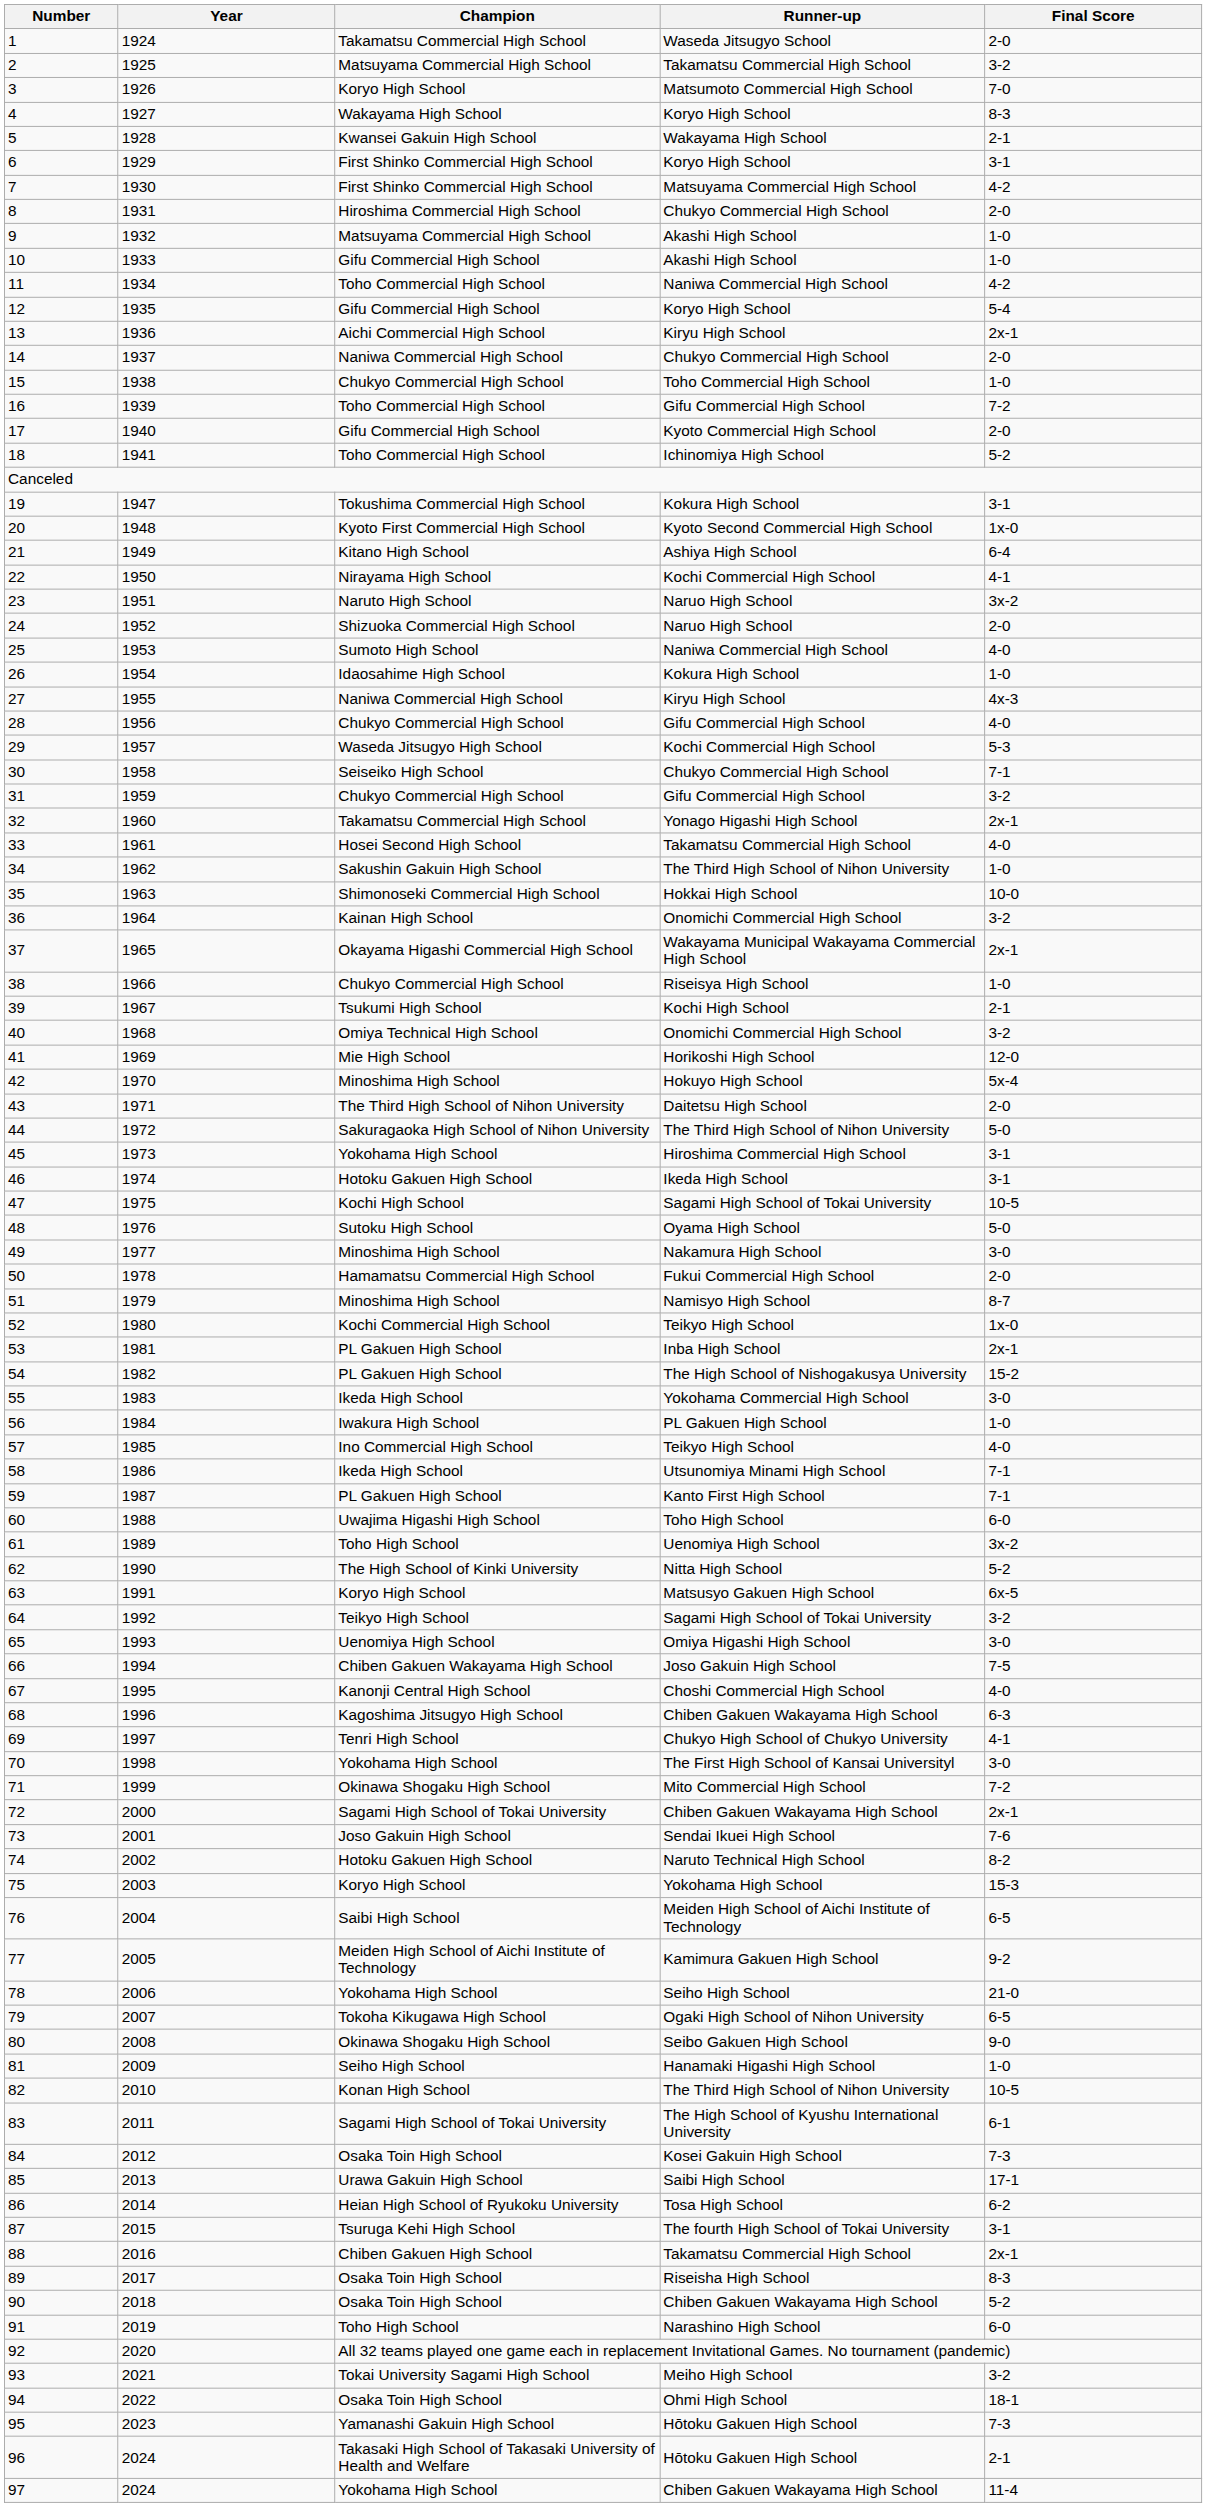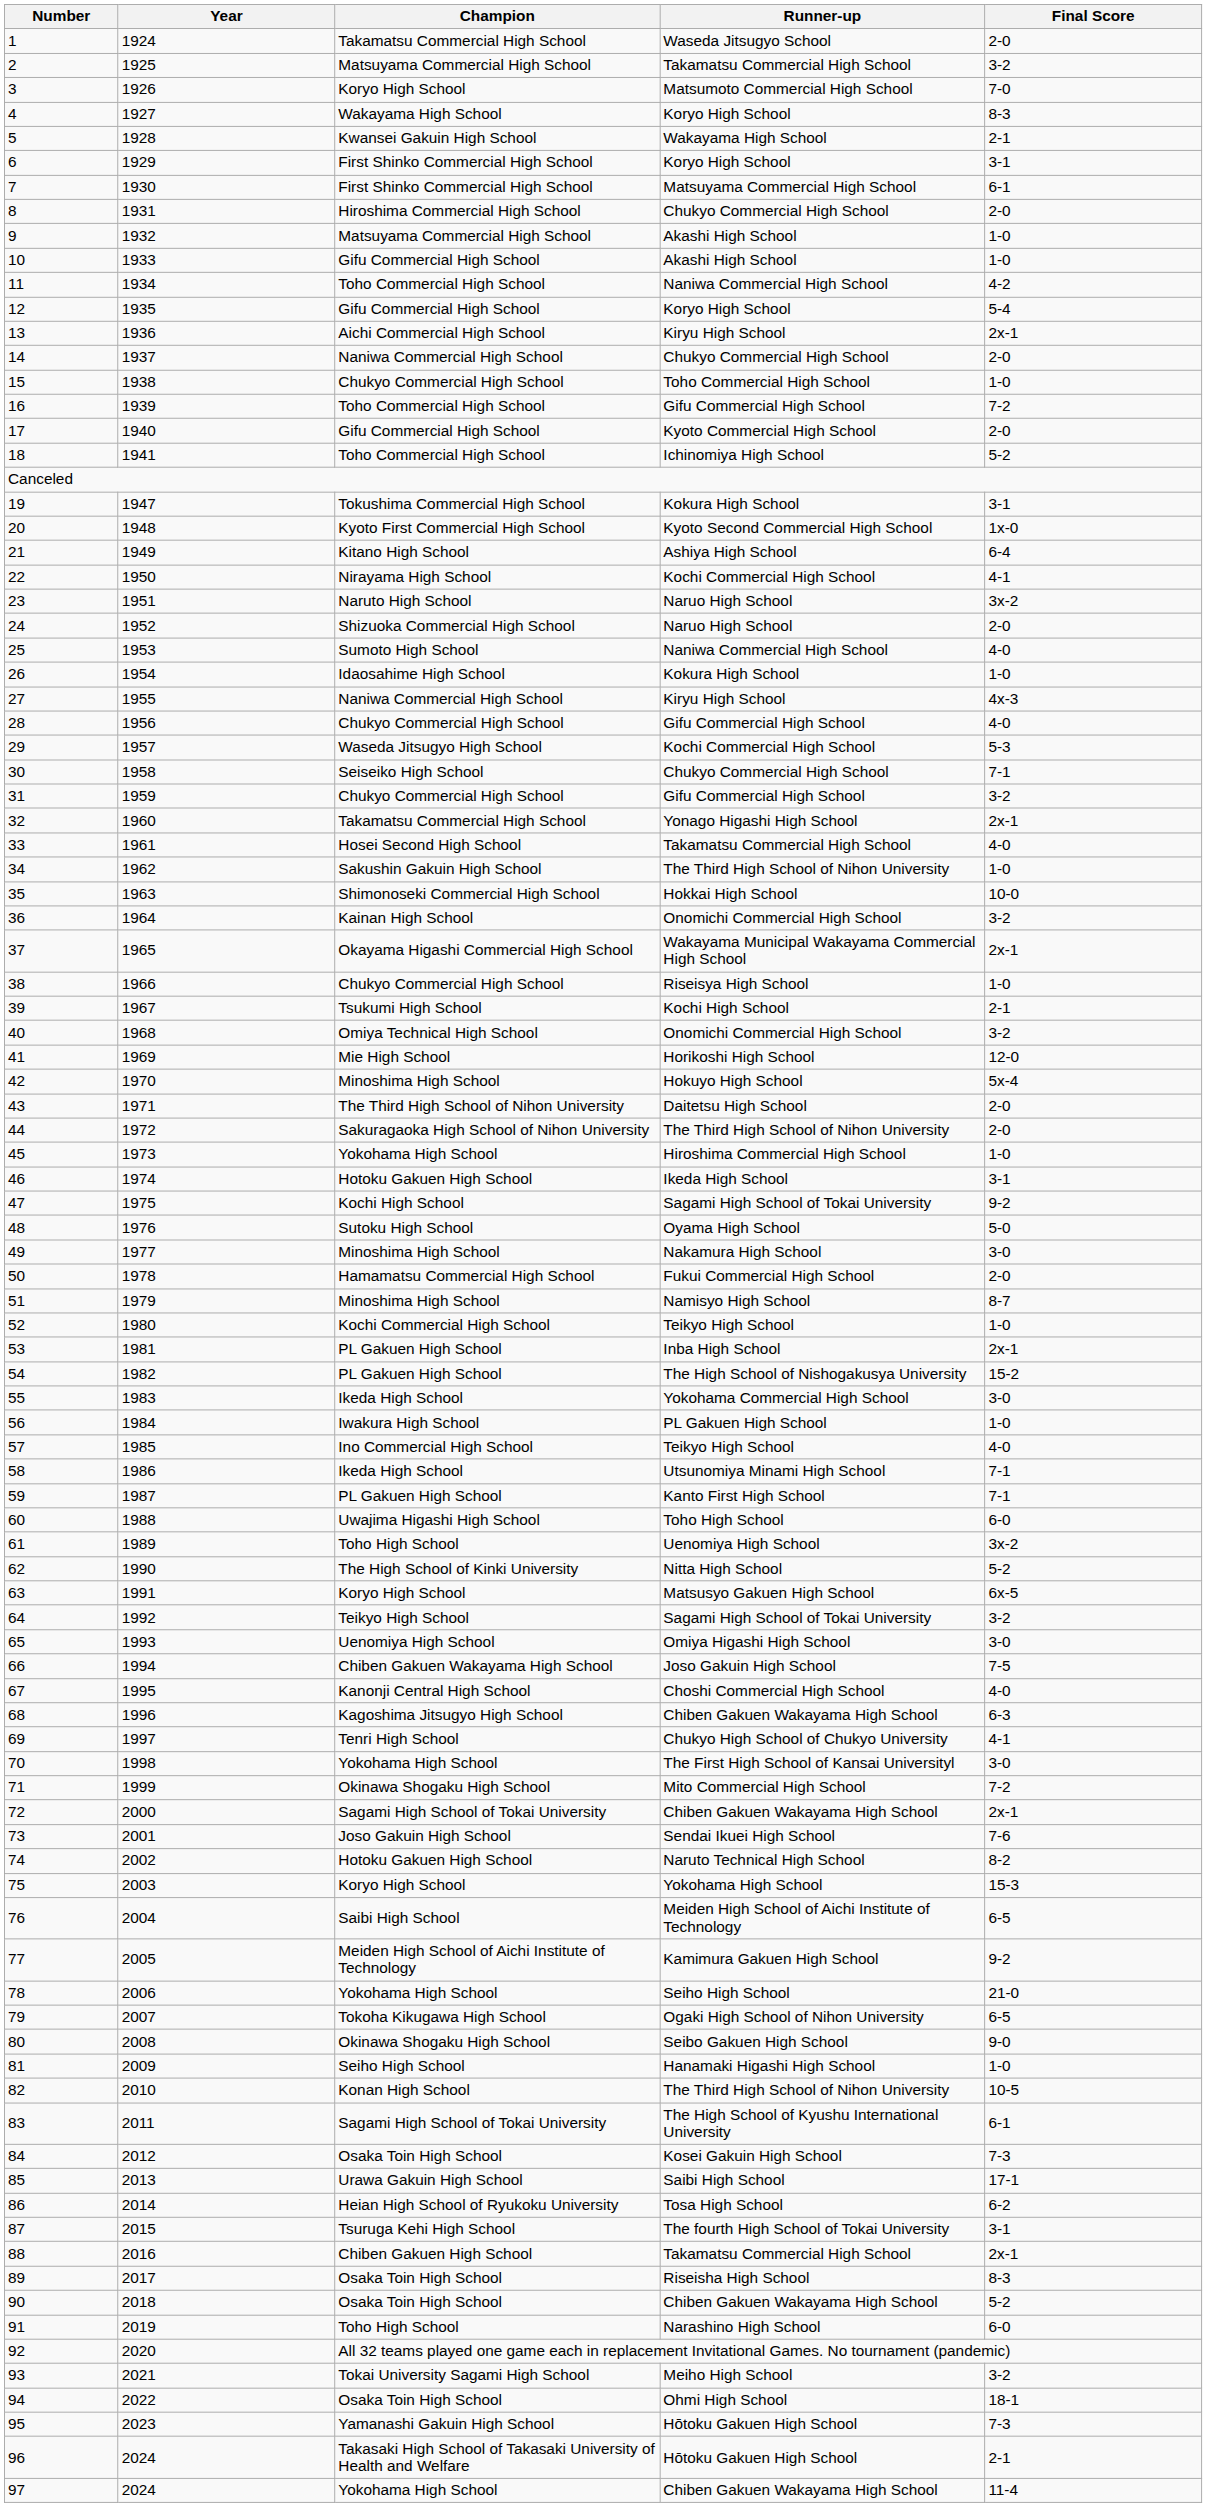(1000, 187) 4-2 -> (1000, 187) 6-1
(1000, 1130) 5-0 -> (1000, 1130) 2-0
(1000, 1154) 3-1 -> (1000, 1154) 1-0
(1004, 1203) 10-5 -> (1000, 1203) 9-2
(1003, 1325) 1x-0 -> (1000, 1325) 1-0
